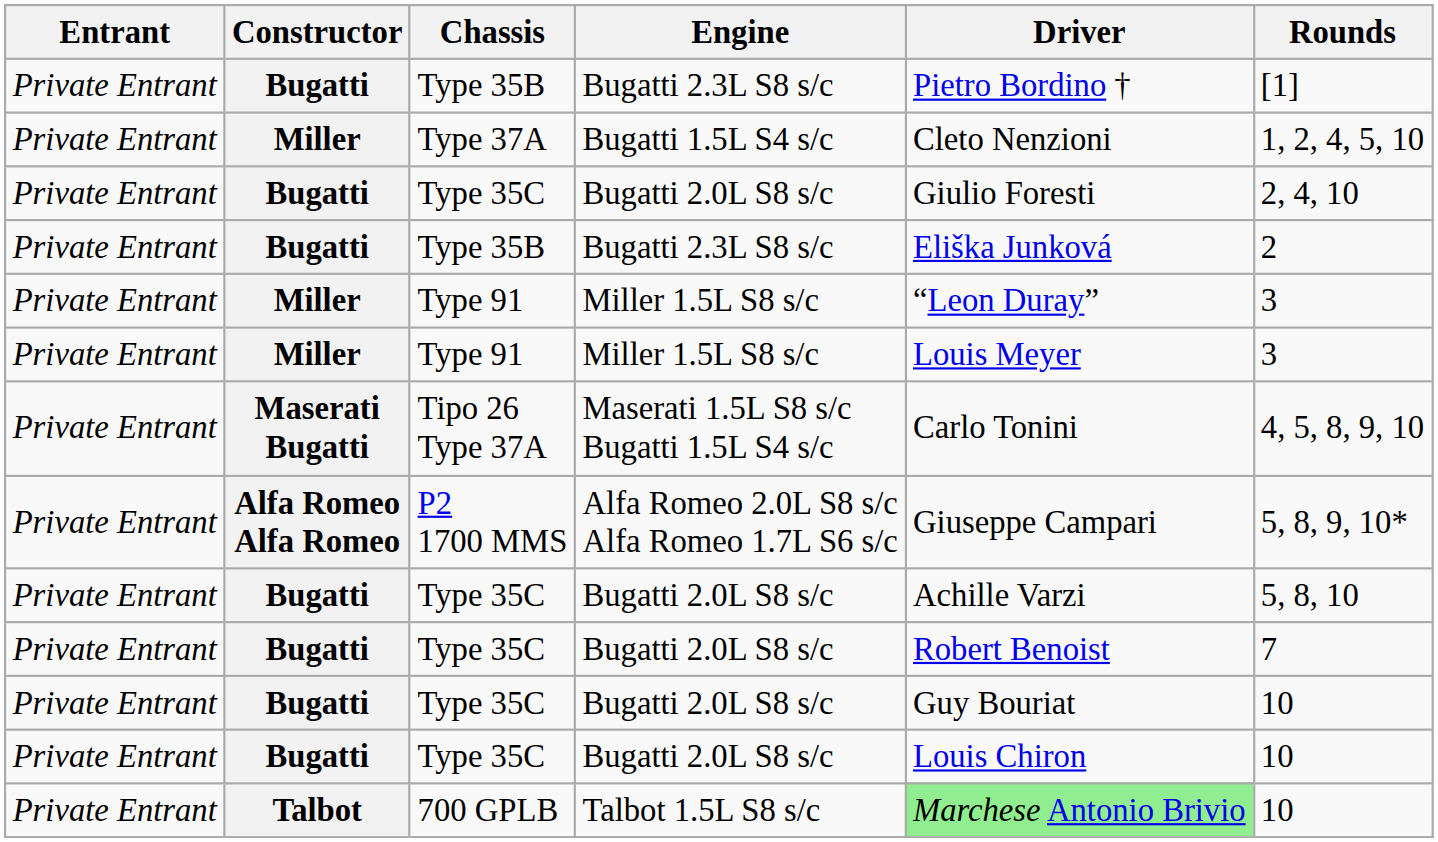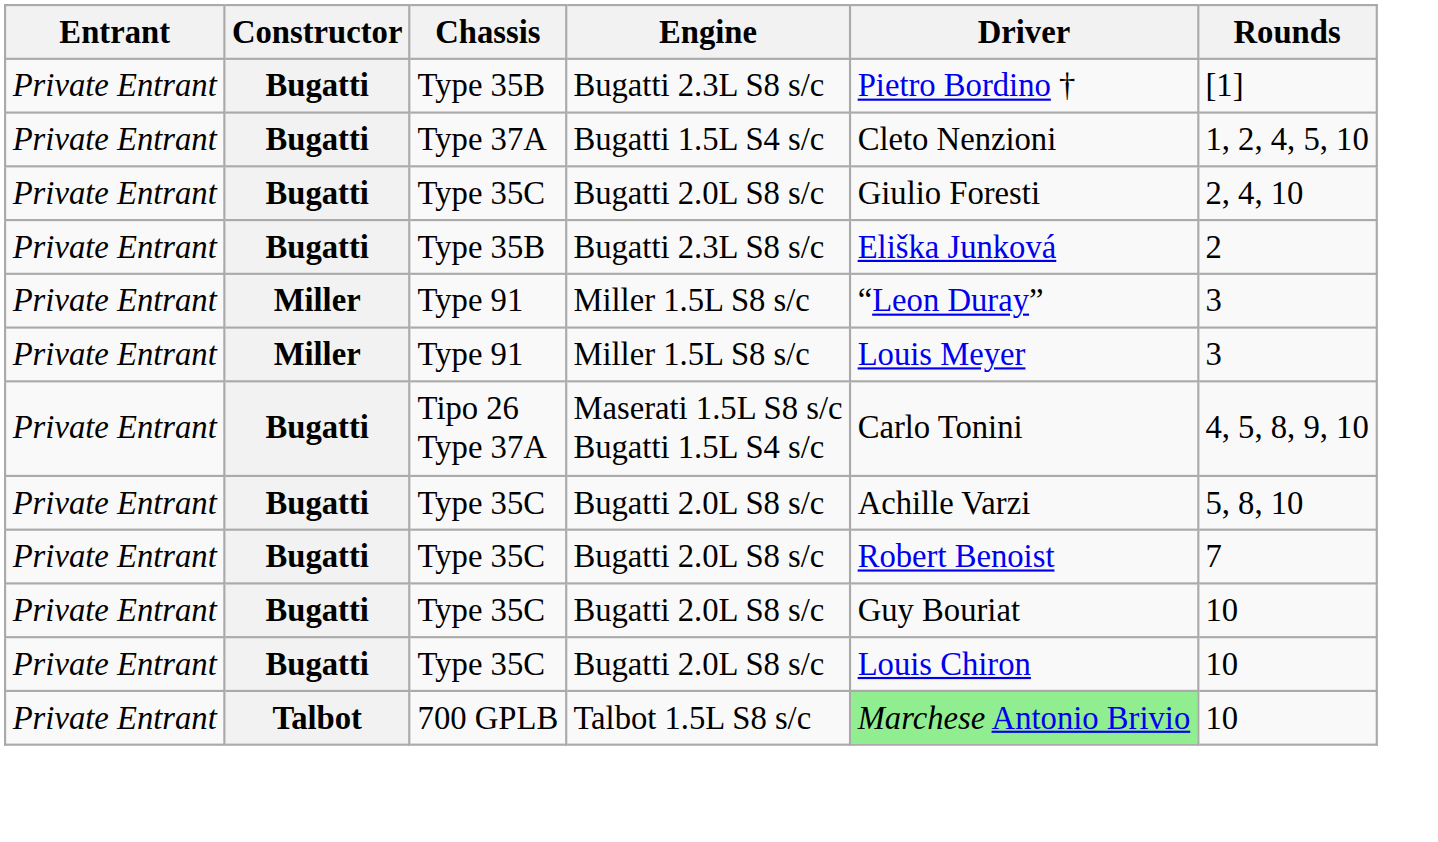(317, 139) Miller -> (317, 139) Bugatti
(317, 428) Maserati Bugatti -> (317, 428) Bugatti
- row: (492, 520)
